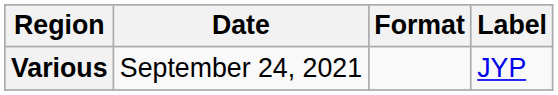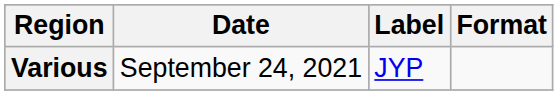columns swapped: (420, 25) <-> (512, 25)
